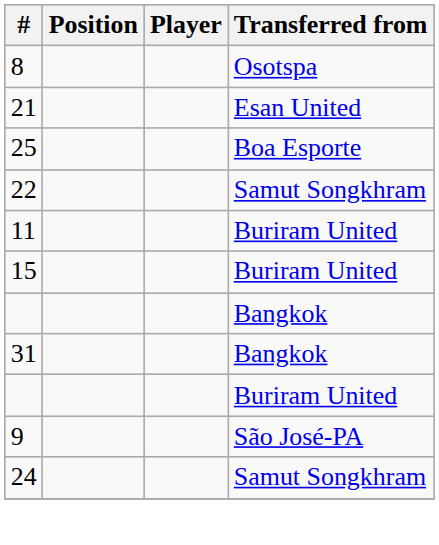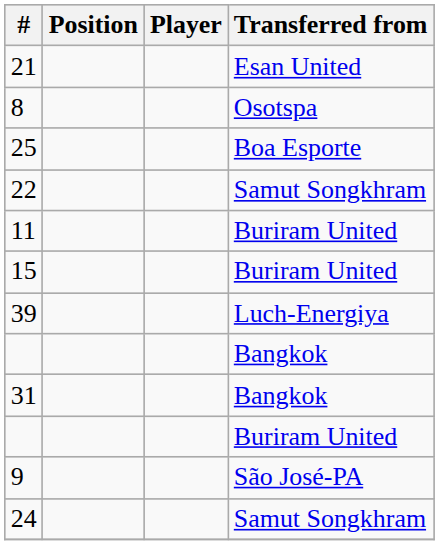rows swapped: (17, 66) <-> (24, 107)
+ row: (24, 312)
